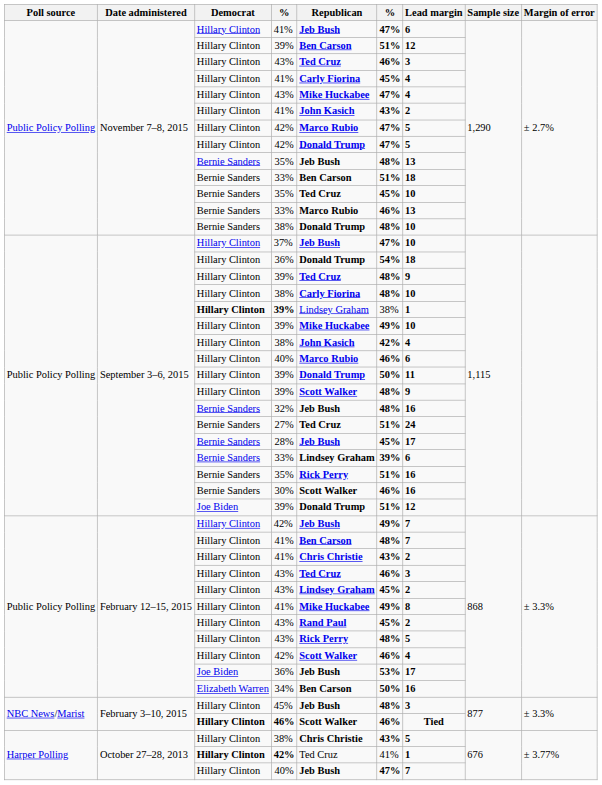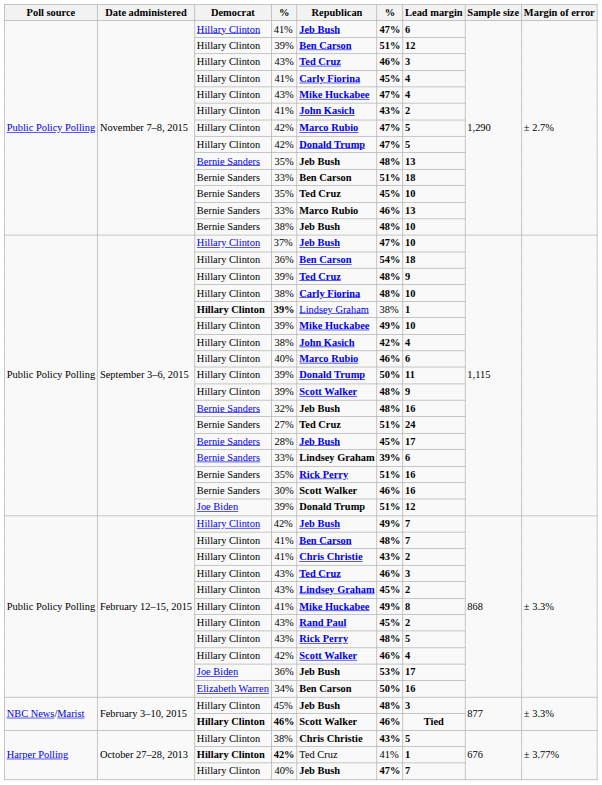(332, 227) Donald Trump -> (320, 227) Jeb Bush
(332, 260) Donald Trump -> (325, 260) Ben Carson
